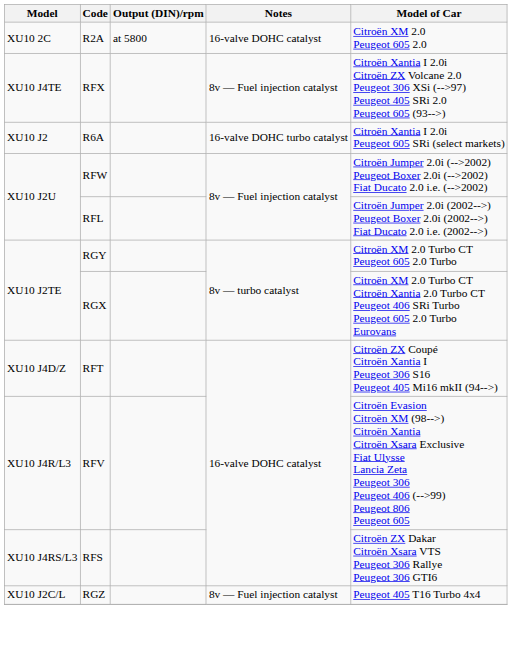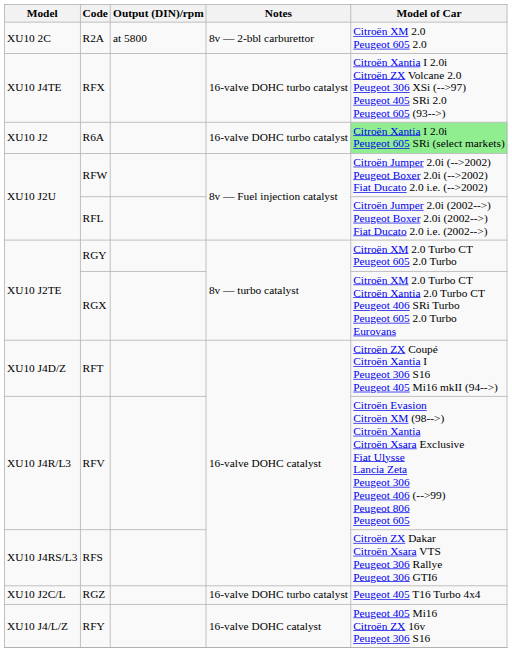(265, 37) 16-valve DOHC catalyst -> (261, 37) 8v — 2-bbl carburettor
(273, 87) 8v — Fuel injection catalyst -> (278, 87) 16-valve DOHC turbo catalyst
(429, 137) no background -> (429, 137) lightgreen background
(273, 595) 8v — Fuel injection catalyst -> (278, 595) 16-valve DOHC turbo catalyst
+ row: (94, 625)
